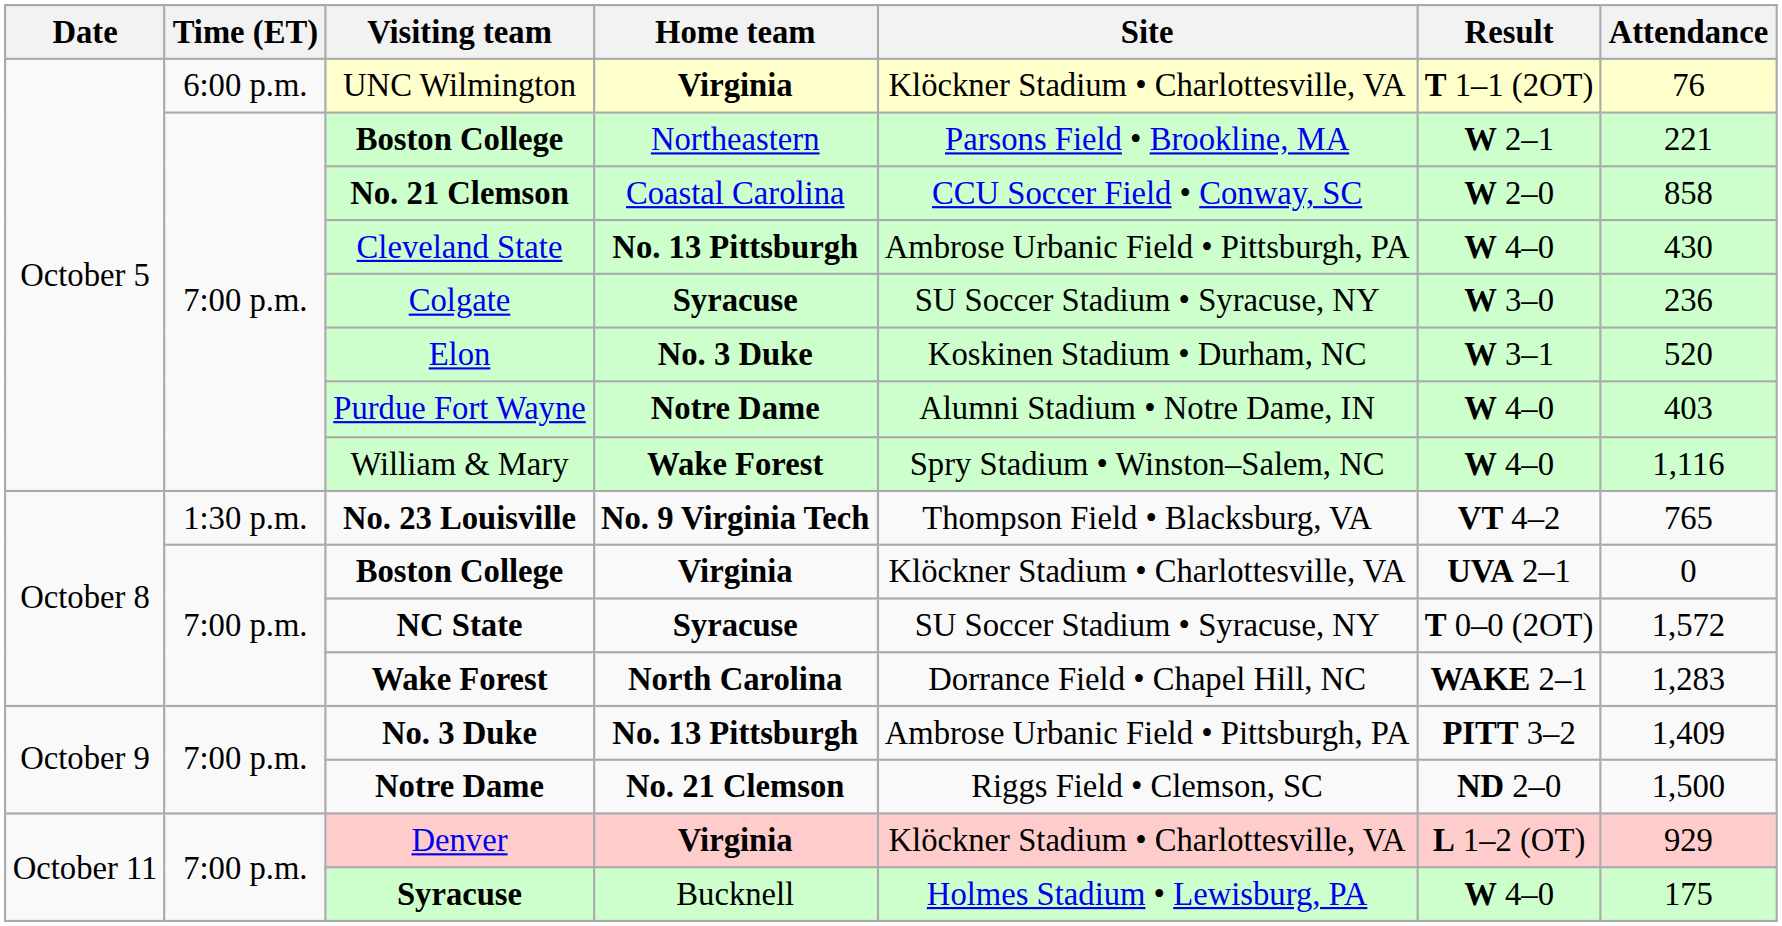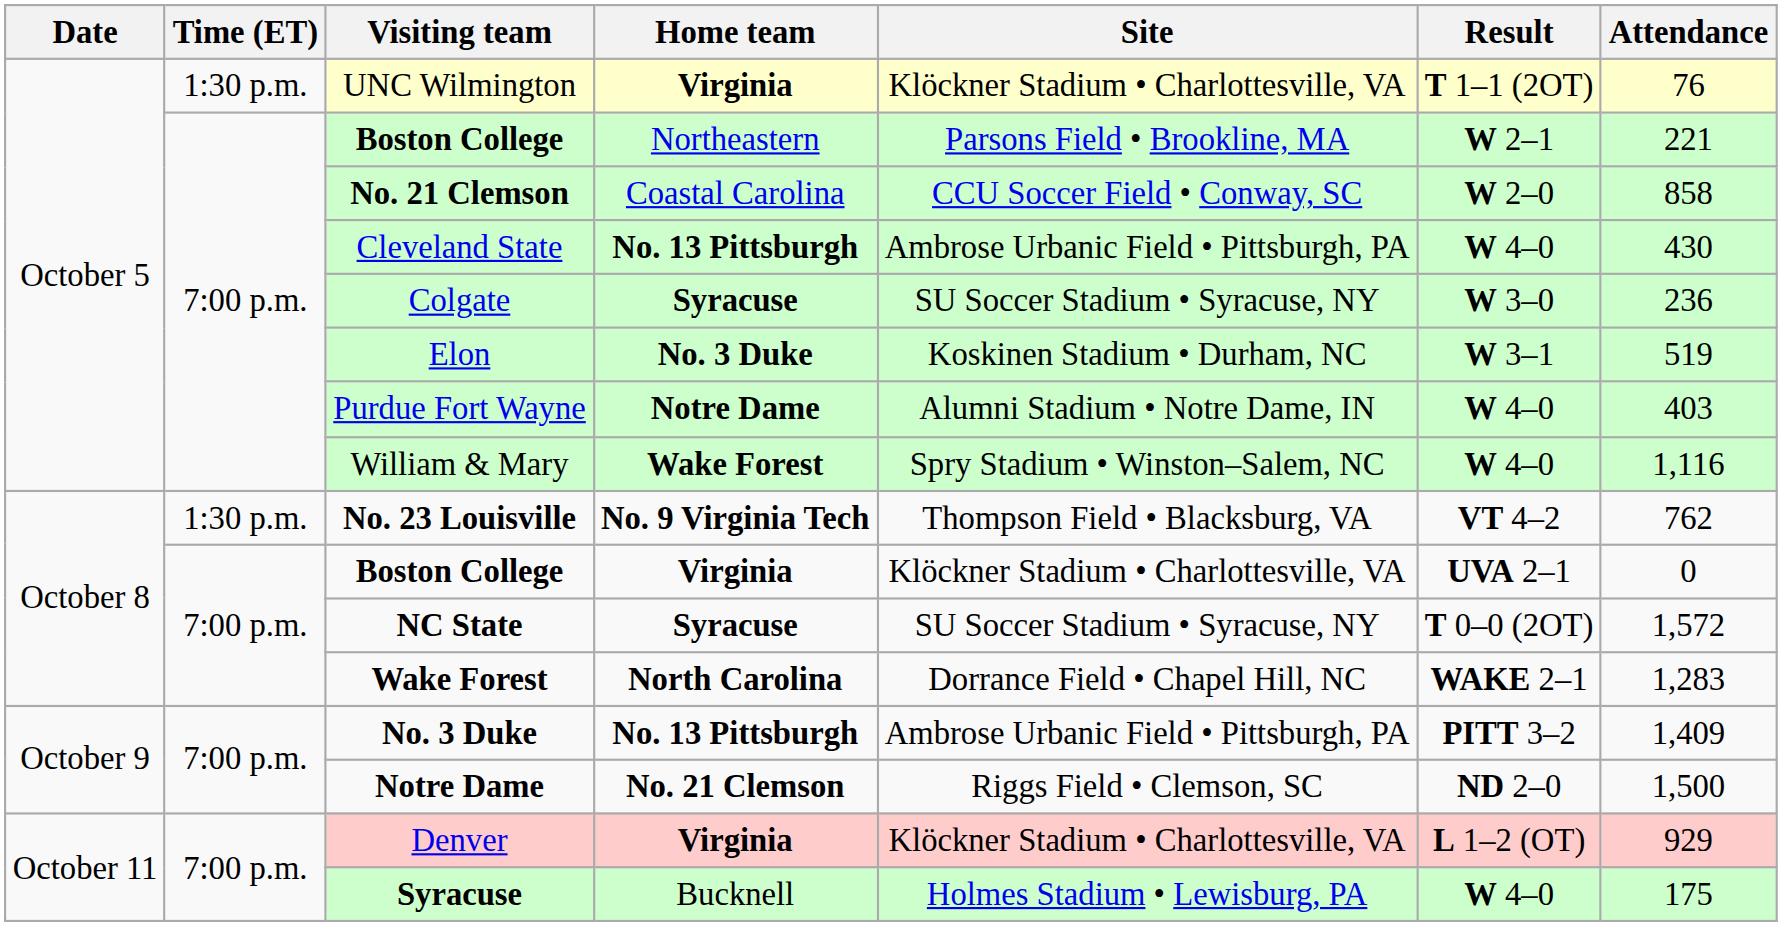(245, 85) 6:00 p.m. -> (245, 85) 1:30 p.m.
(1688, 354) 520 -> (1688, 354) 519
(1688, 516) 765 -> (1688, 516) 762
